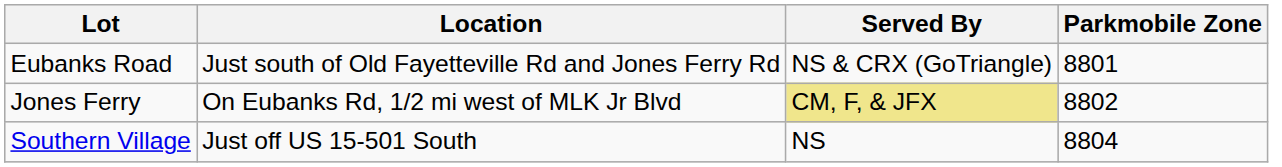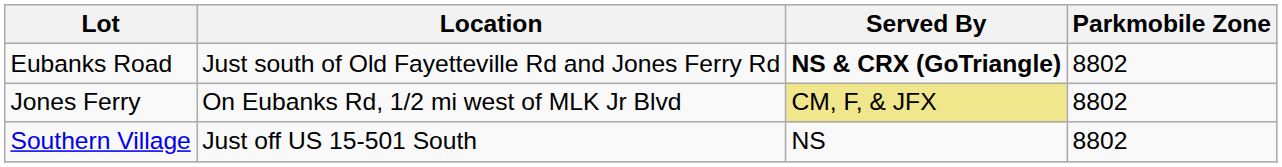(922, 63) normal -> (926, 63) bold
(1091, 63) 8801 -> (1100, 63) 8802
(1091, 141) 8804 -> (1100, 141) 8802
